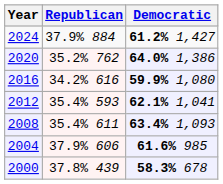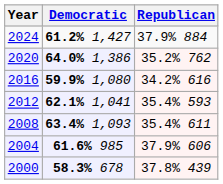columns swapped: (84, 15) <-> (172, 15)
